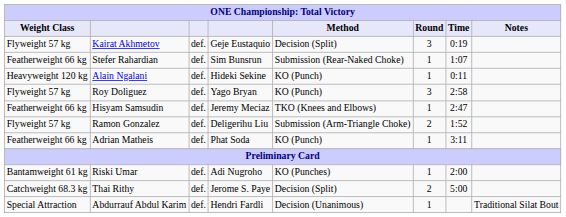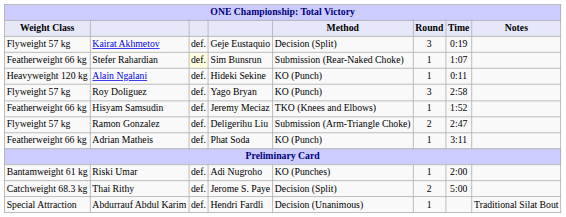(198, 60) no background -> (198, 60) lightyellow background
(459, 108) 2:47 -> (459, 108) 1:52
(459, 124) 1:52 -> (459, 124) 2:47
